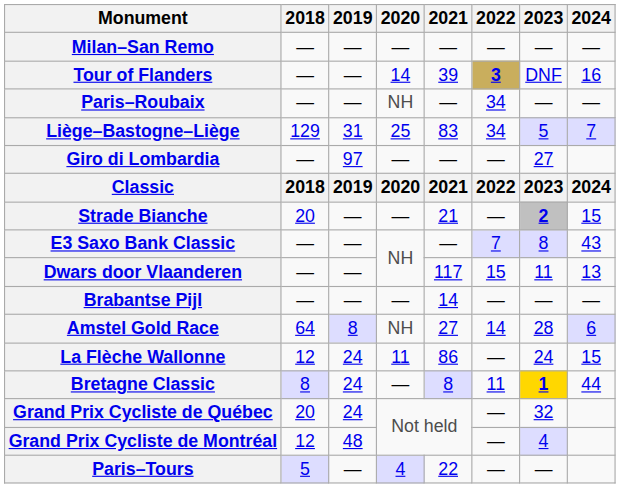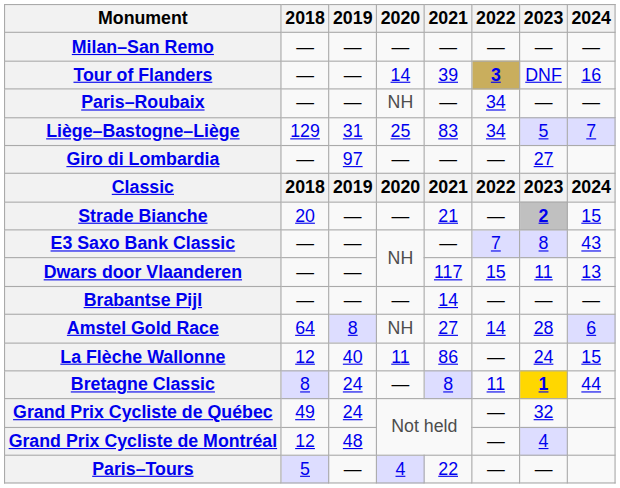(353, 356) 24 -> (353, 356) 40
(305, 412) 20 -> (305, 412) 49
